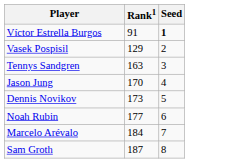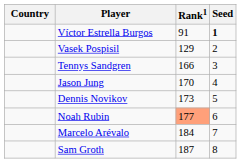+ column: (30, 14)
(135, 65) 163 -> (186, 65) 166
(135, 116) no background -> (186, 116) lightsalmon background
